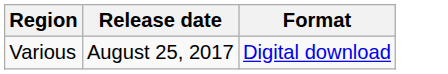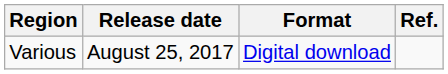+ column: (419, 20)
